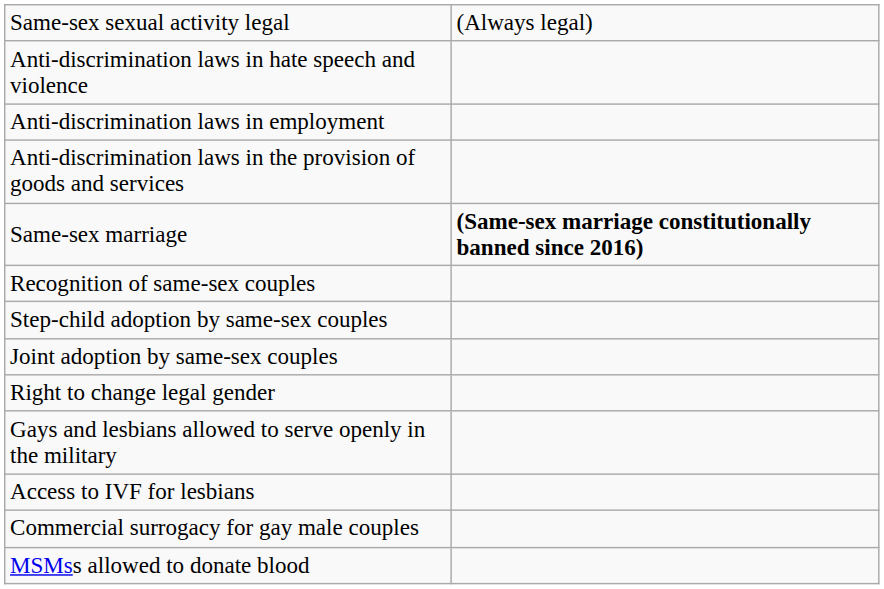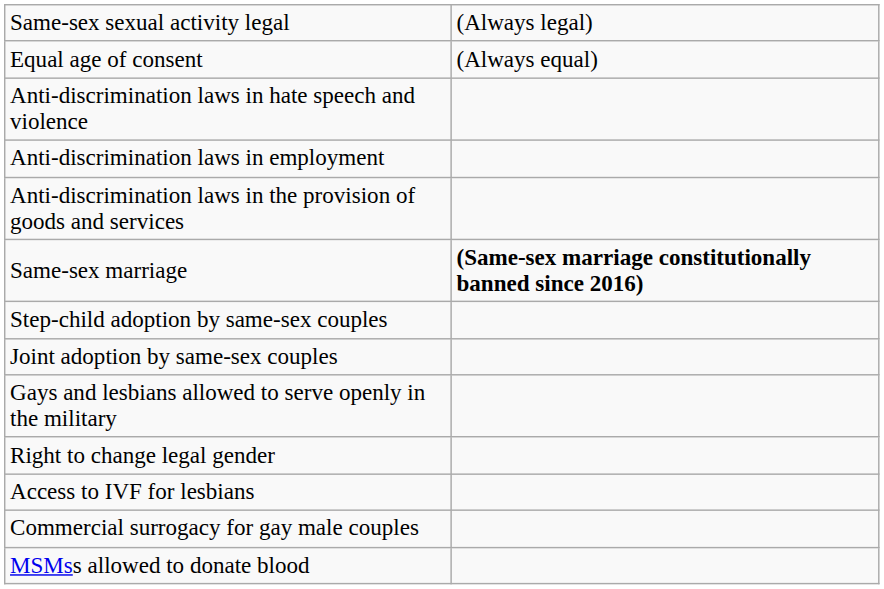+ row: (106, 59)
- row: (163, 283)
rows swapped: (218, 442) <-> (142, 392)
